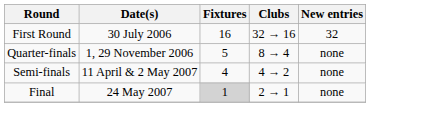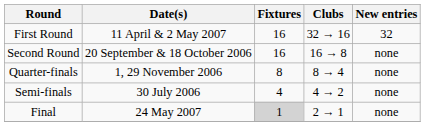(140, 33) 30 July 2006 -> (168, 33) 11 April & 2 May 2007
+ row: (43, 53)
(225, 53) 5 -> (279, 72) 8
(140, 72) 11 April & 2 May 2007 -> (168, 92) 30 July 2006
